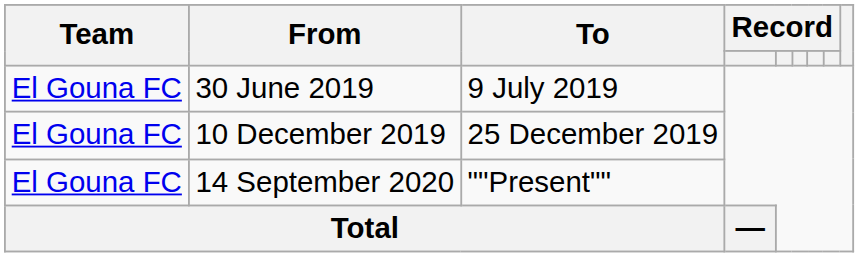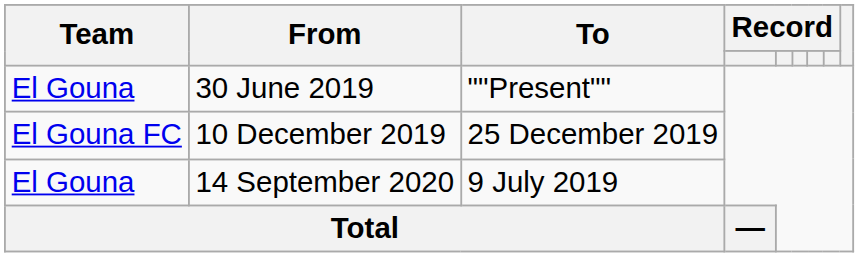(97, 88) El Gouna FC -> (73, 88) El Gouna
(543, 88) 9 July 2019 -> (539, 88) ""Present""
(97, 181) El Gouna FC -> (73, 181) El Gouna
(539, 181) ""Present"" -> (543, 181) 9 July 2019
